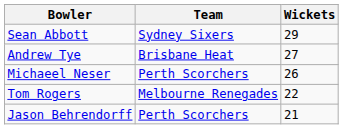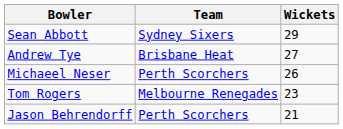(291, 94) 22 -> (291, 94) 23
